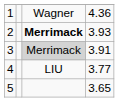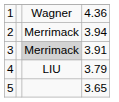(54, 32) bold -> (52, 32) normal
(100, 32) 3.93 -> (96, 32) 3.94
(100, 69) 3.77 -> (96, 69) 3.79
